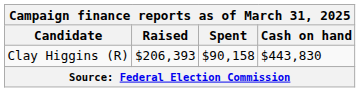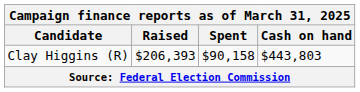(291, 56) $443,830 -> (291, 56) $443,803
